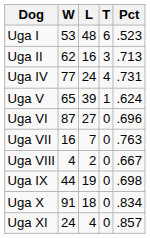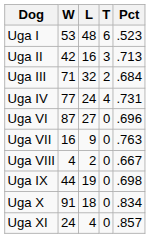(68, 56) 62 -> (68, 56) 42
+ row: (27, 77)
- row: (26, 98)
(93, 139) 7 -> (93, 139) 9
